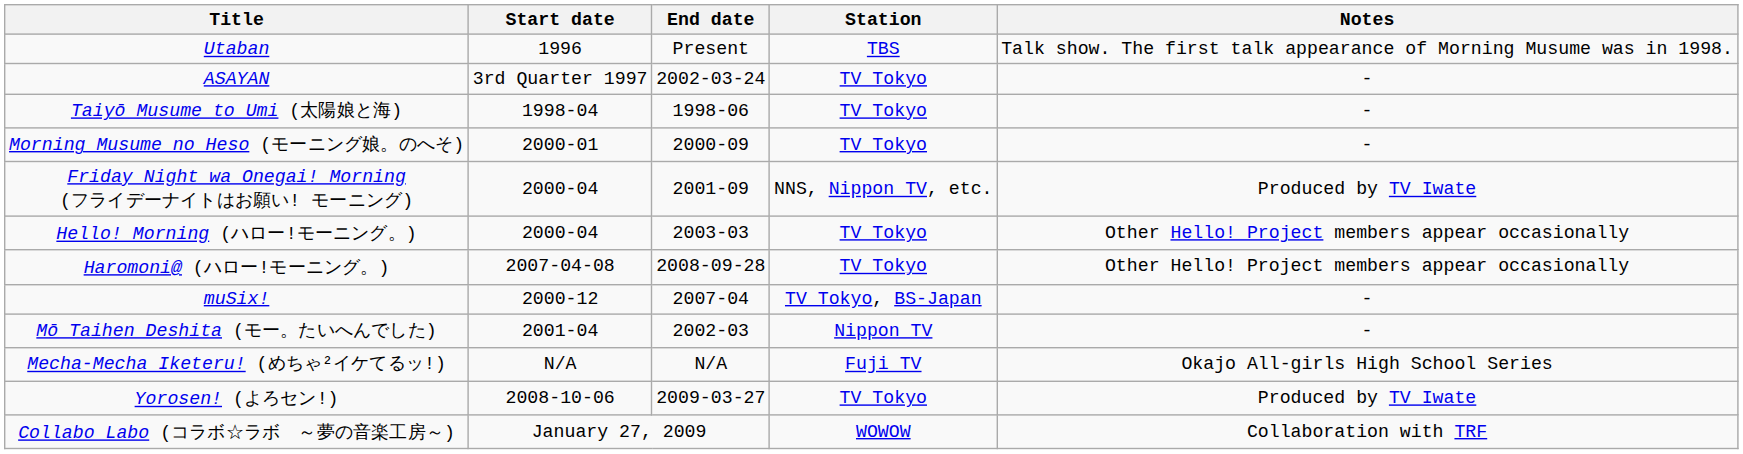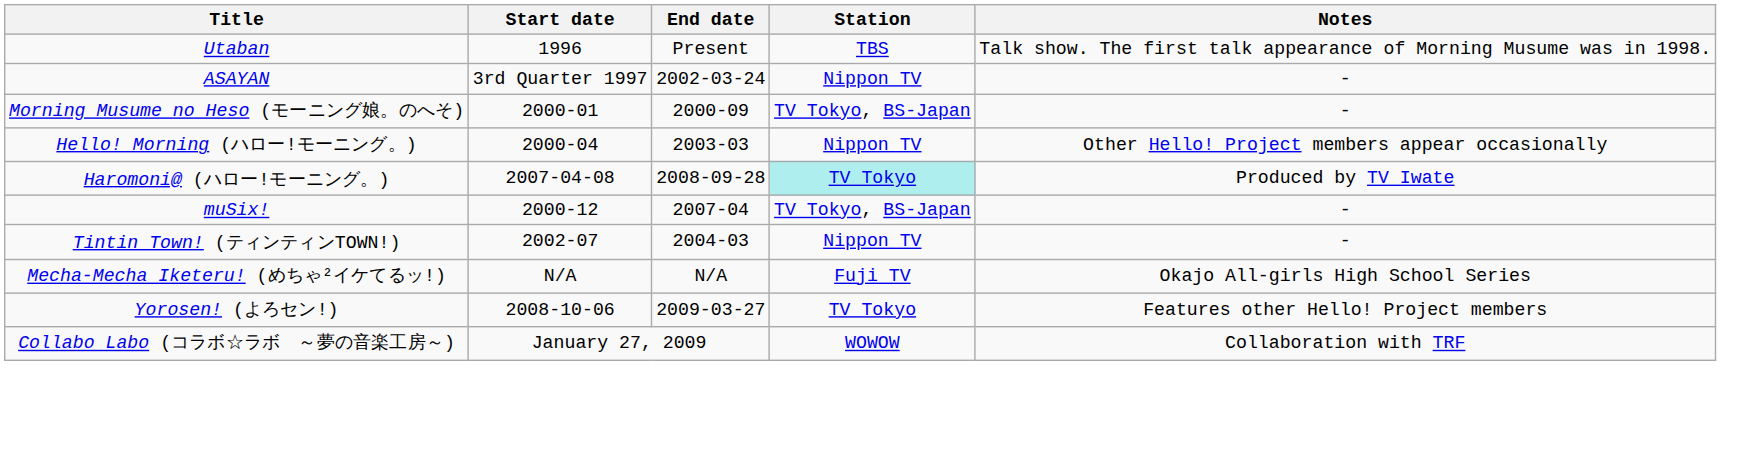(883, 79) TV Tokyo -> (872, 79) Nippon TV
- row: (237, 111)
(883, 144) TV Tokyo -> (872, 111) TV Tokyo, BS-Japan
- row: (237, 188)
(883, 233) TV Tokyo -> (872, 144) Nippon TV
(883, 267) no background -> (872, 178) paleturquoise background
(1367, 267) Other Hello! Project members appear occasionally -> (1345, 178) Produced by TV Iwate
- row: (237, 331)
+ row: (237, 243)
(1367, 398) Produced by TV Iwate -> (1345, 310) Features other Hello! Project members
